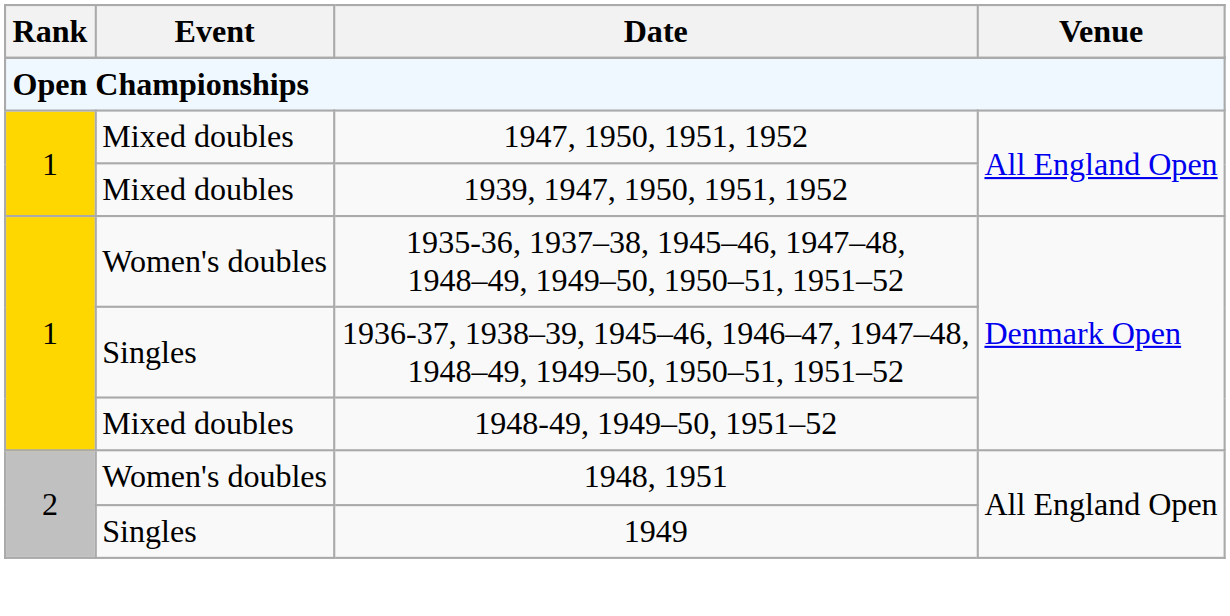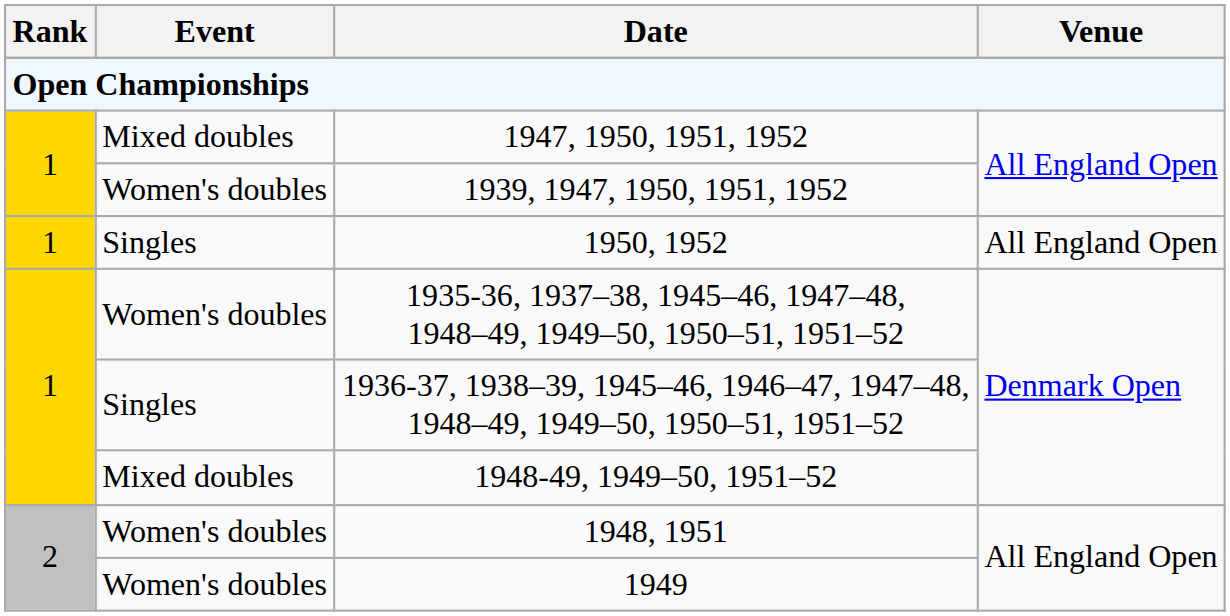(198, 189) Mixed doubles -> (215, 189) Women's doubles
+ row: (656, 242)
(149, 530) Singles -> (215, 583) Women's doubles
